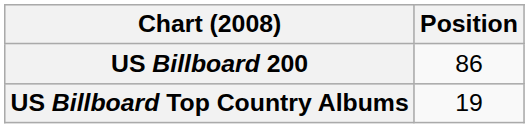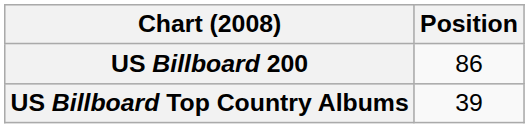(469, 102) 19 -> (469, 102) 39
